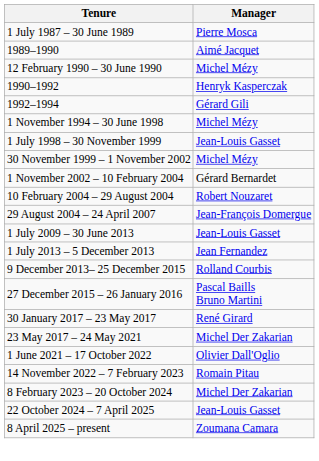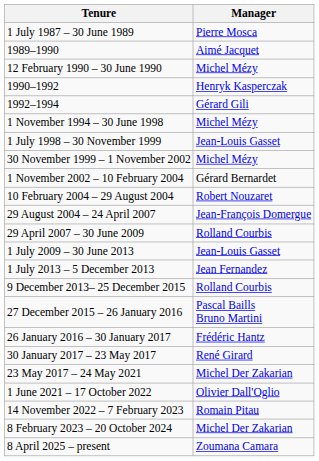+ row: (75, 232)
+ row: (89, 337)
- row: (81, 410)
